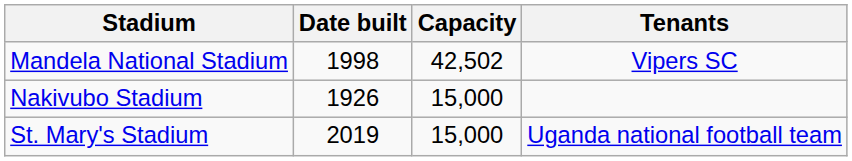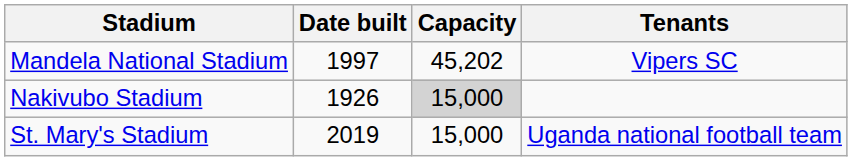(353, 60) 1998 -> (353, 60) 1997
(467, 60) 42,502 -> (467, 60) 45,202
(467, 98) no background -> (467, 98) lightgrey background
